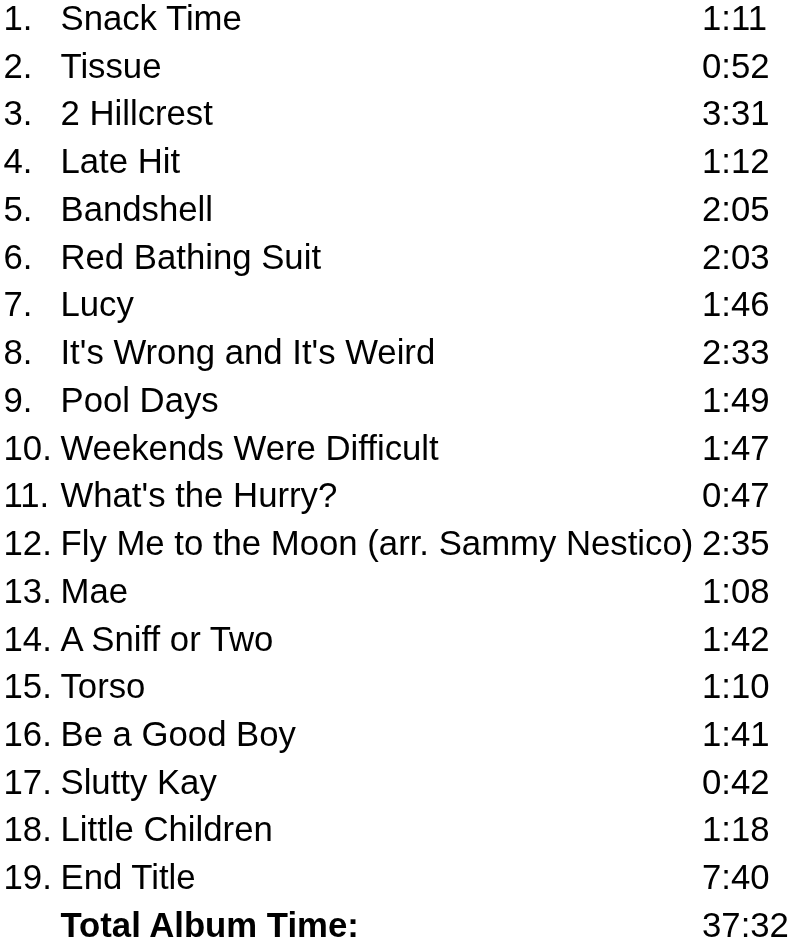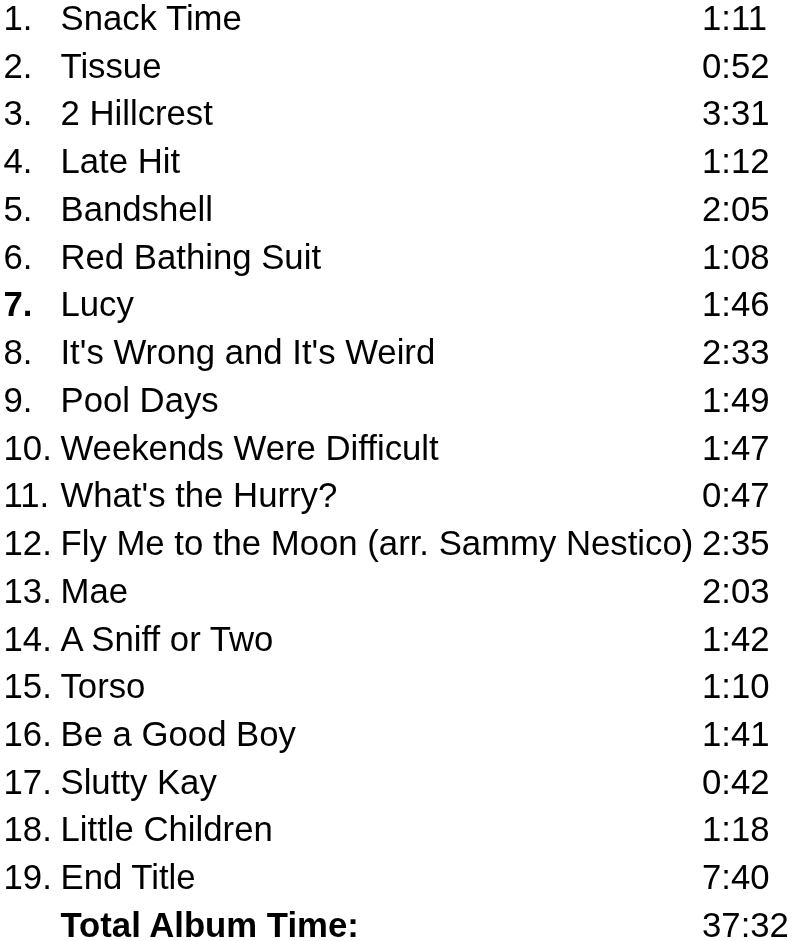(736, 257) 2:03 -> (736, 257) 1:08
(18, 304) normal -> (18, 304) bold
(736, 591) 1:08 -> (736, 591) 2:03
